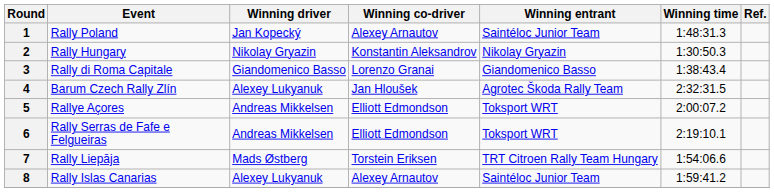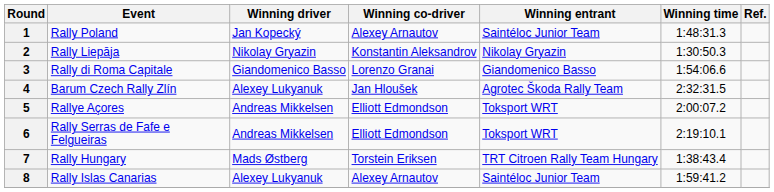(88, 51) Rally Hungary -> (85, 51) Rally Liepāja
(701, 70) 1:38:43.4 -> (701, 70) 1:54:06.6
(85, 159) Rally Liepāja -> (88, 159) Rally Hungary
(701, 159) 1:54:06.6 -> (701, 159) 1:38:43.4
